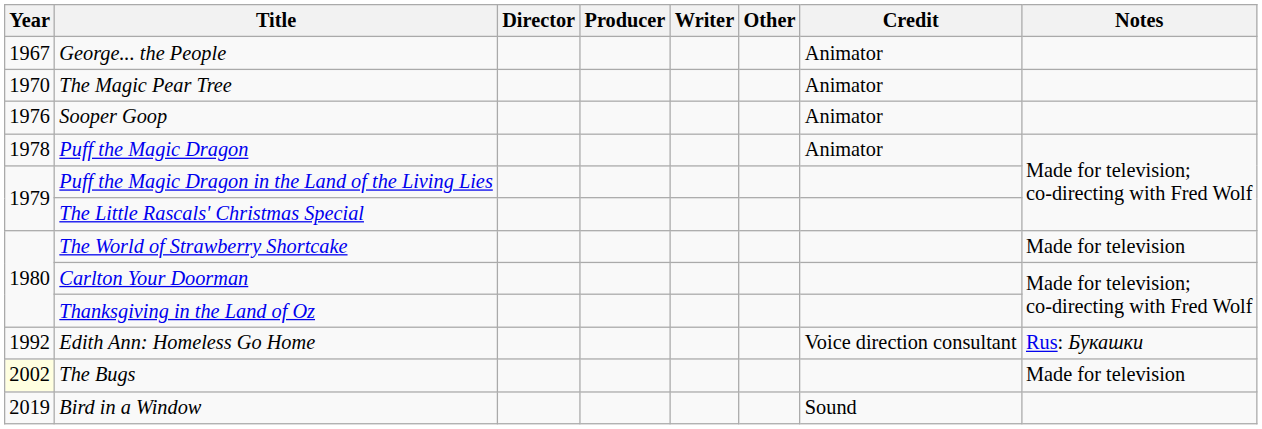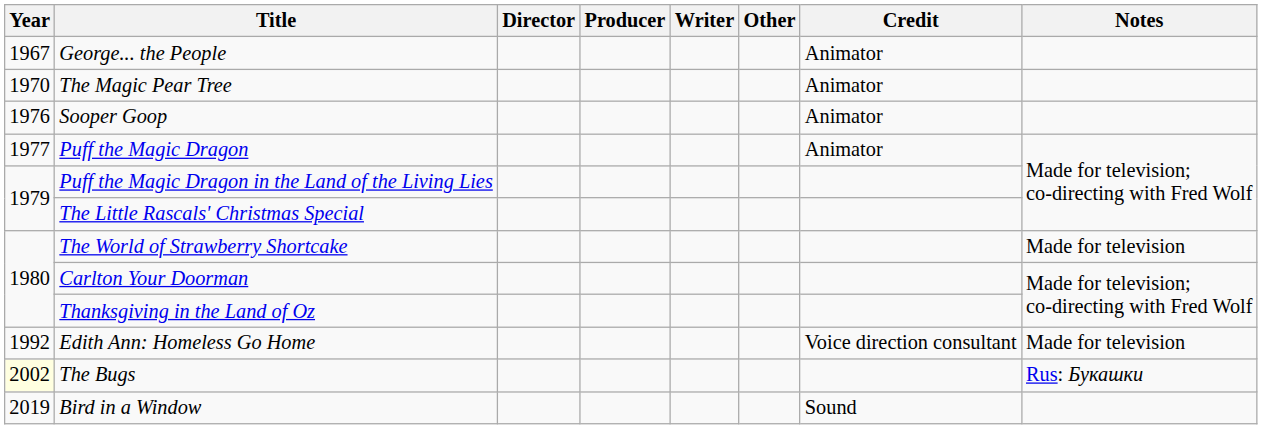(30, 149) 1978 -> (30, 149) 1977
(1085, 342) Rus: Букашки -> (1106, 342) Made for television
(1106, 375) Made for television -> (1085, 375) Rus: Букашки
